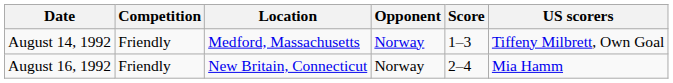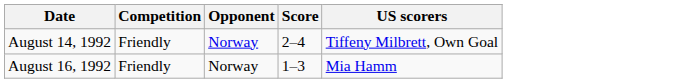- column: (288, 16)
(460, 41) 1–3 -> (293, 41) 2–4
(460, 66) 2–4 -> (293, 66) 1–3
